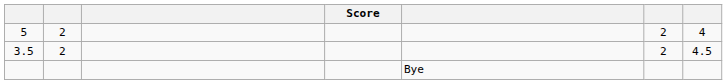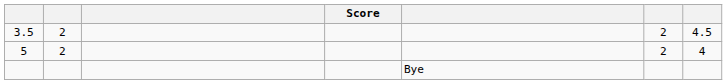rows swapped: (24, 51) <-> (24, 32)
